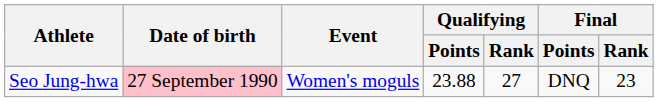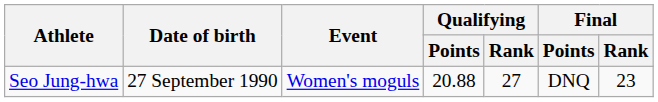(202, 81) pink background -> (202, 81) no background
(454, 81) 23.88 -> (454, 81) 20.88
